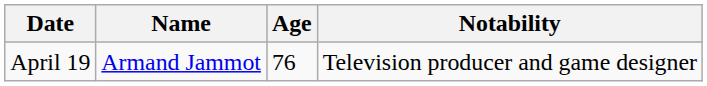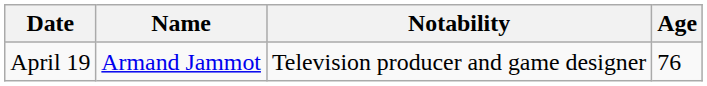columns swapped: (292, 23) <-> (510, 23)
